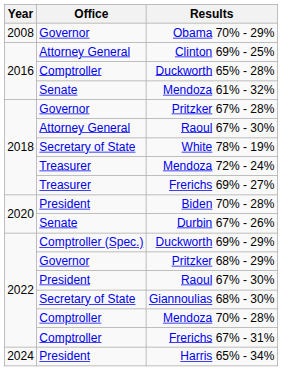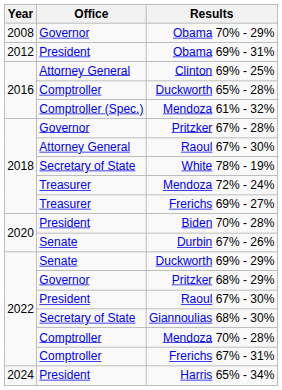+ row: (20, 52)
(58, 90) Senate -> (91, 109) Comptroller (Spec.)
(91, 242) Comptroller (Spec.) -> (58, 261) Senate
